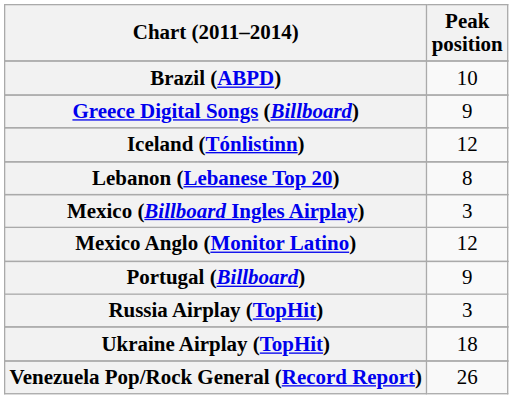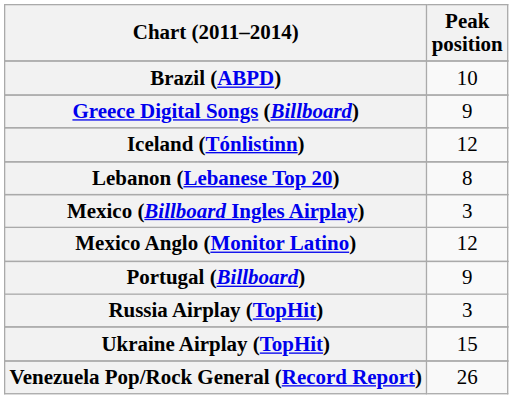(467, 343) 18 -> (467, 343) 15
